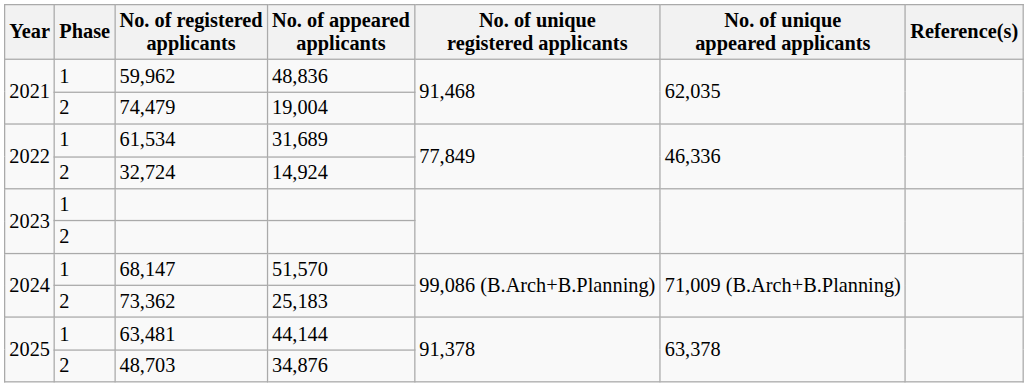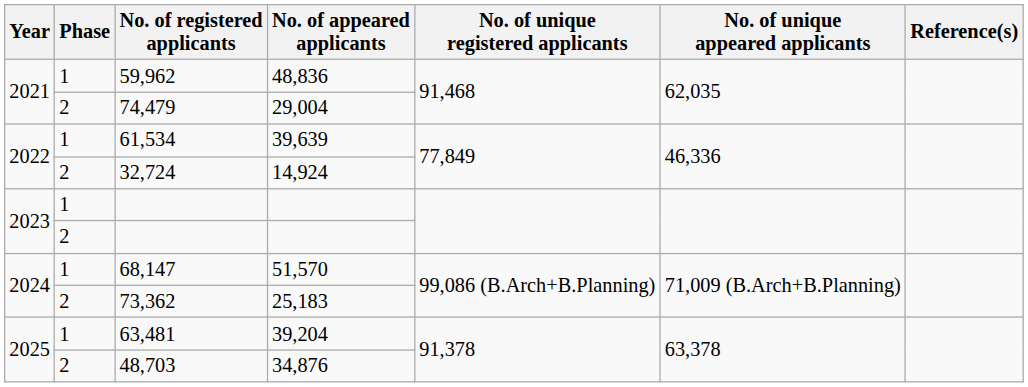(300, 107) 19,004 -> (300, 107) 29,004
(300, 140) 31,689 -> (300, 140) 39,639
(300, 333) 44,144 -> (300, 333) 39,204
